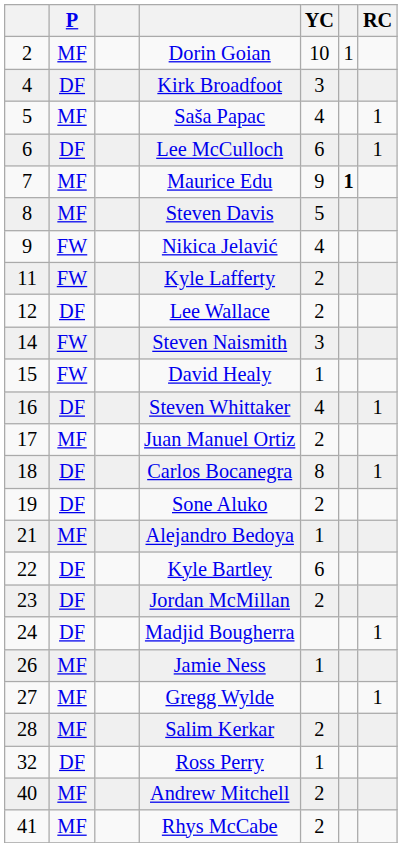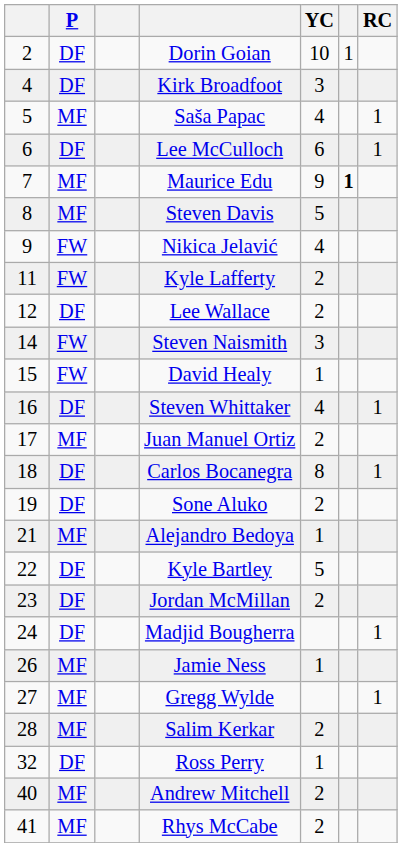(72, 52) MF -> (72, 52) DF
(319, 568) 6 -> (319, 568) 5
